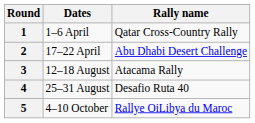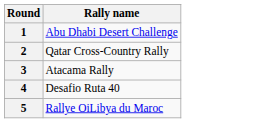- column: (77, 13)
(176, 32) Qatar Cross-Country Rally -> (112, 32) Abu Dhabi Desert Challenge
(181, 51) Abu Dhabi Desert Challenge -> (107, 51) Qatar Cross-Country Rally
